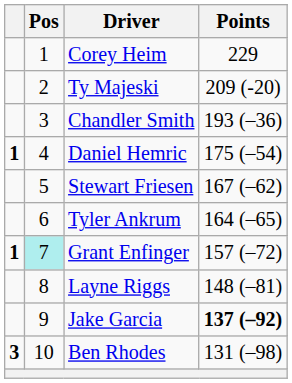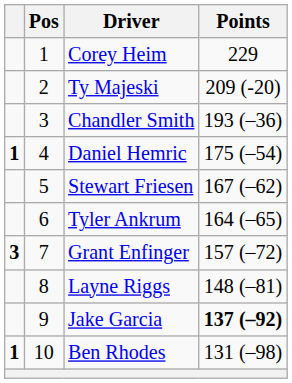(14, 252) 1 -> (14, 252) 3
(44, 252) paleturquoise background -> (44, 252) no background
(14, 352) 3 -> (14, 352) 1
